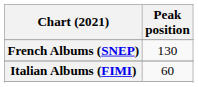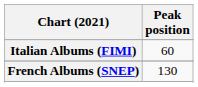rows swapped: (73, 50) <-> (73, 71)
